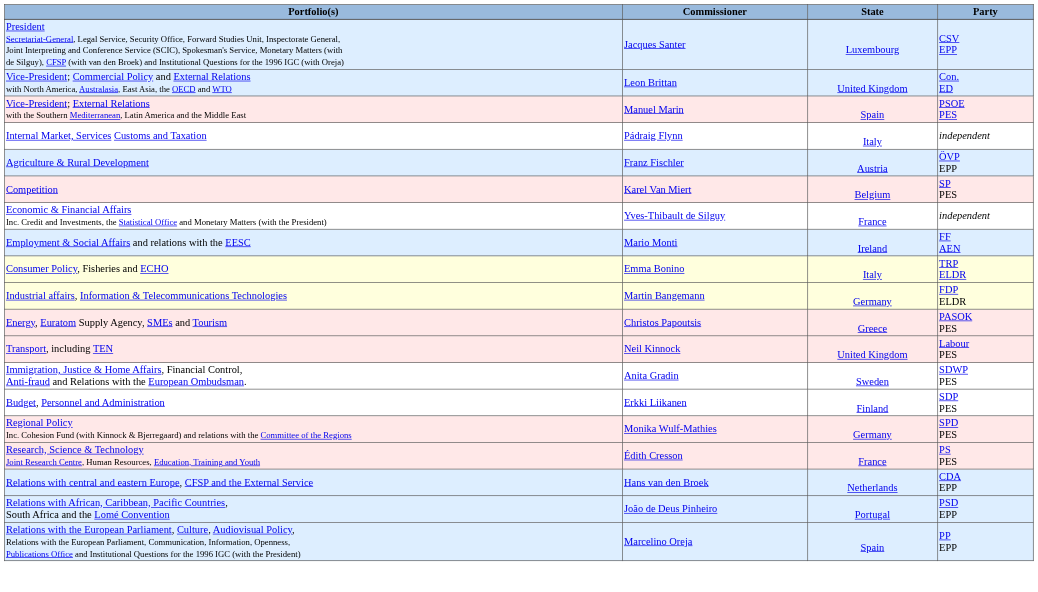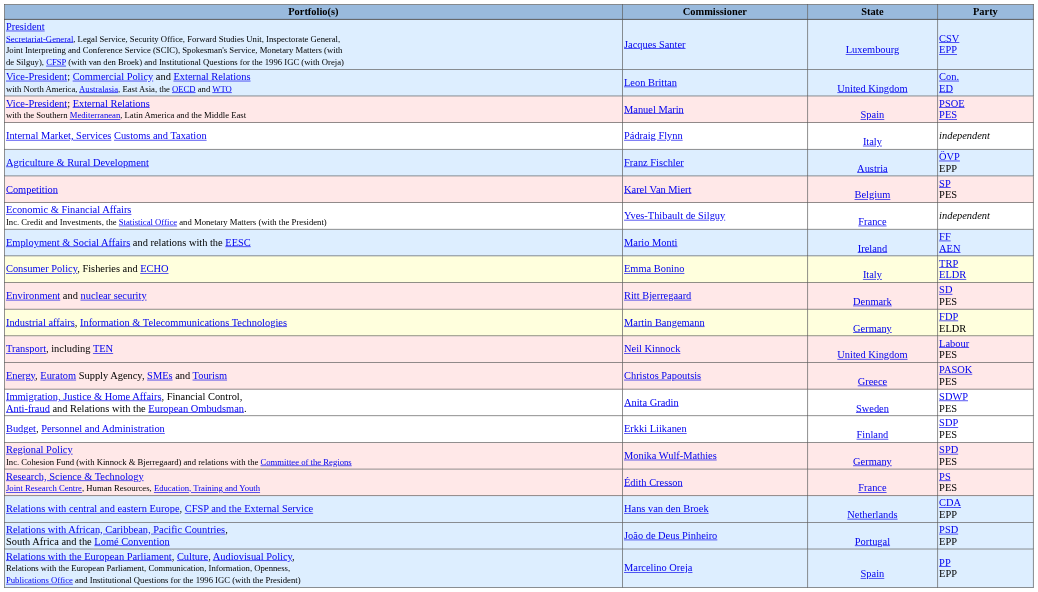+ row: (76, 296)
rows swapped: (60, 349) <-> (117, 322)
